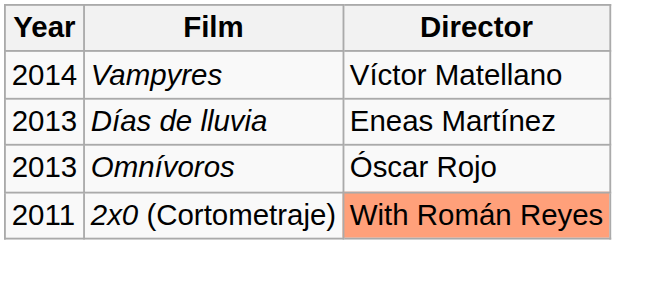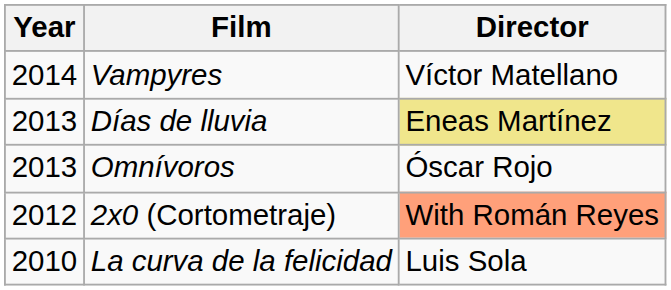(453, 121) no background -> (509, 121) khaki background
(43, 214) 2011 -> (44, 214) 2012
+ row: (241, 261)
